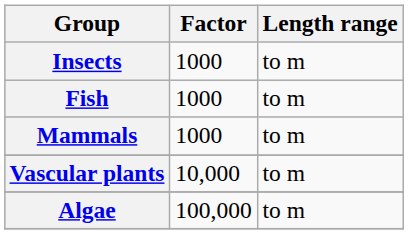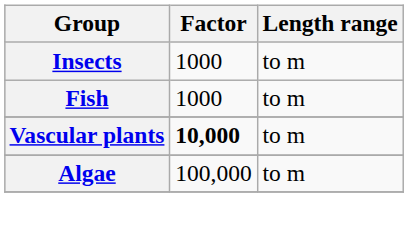- row: (87, 135)
(208, 172) normal -> (208, 135) bold
